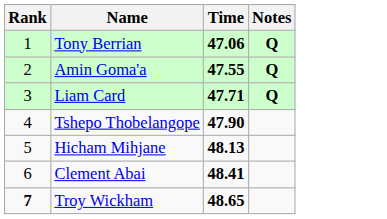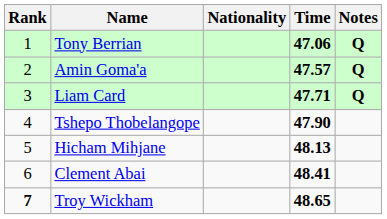+ column: (247, 17)
(226, 69) 47.55 -> (312, 69) 47.57
